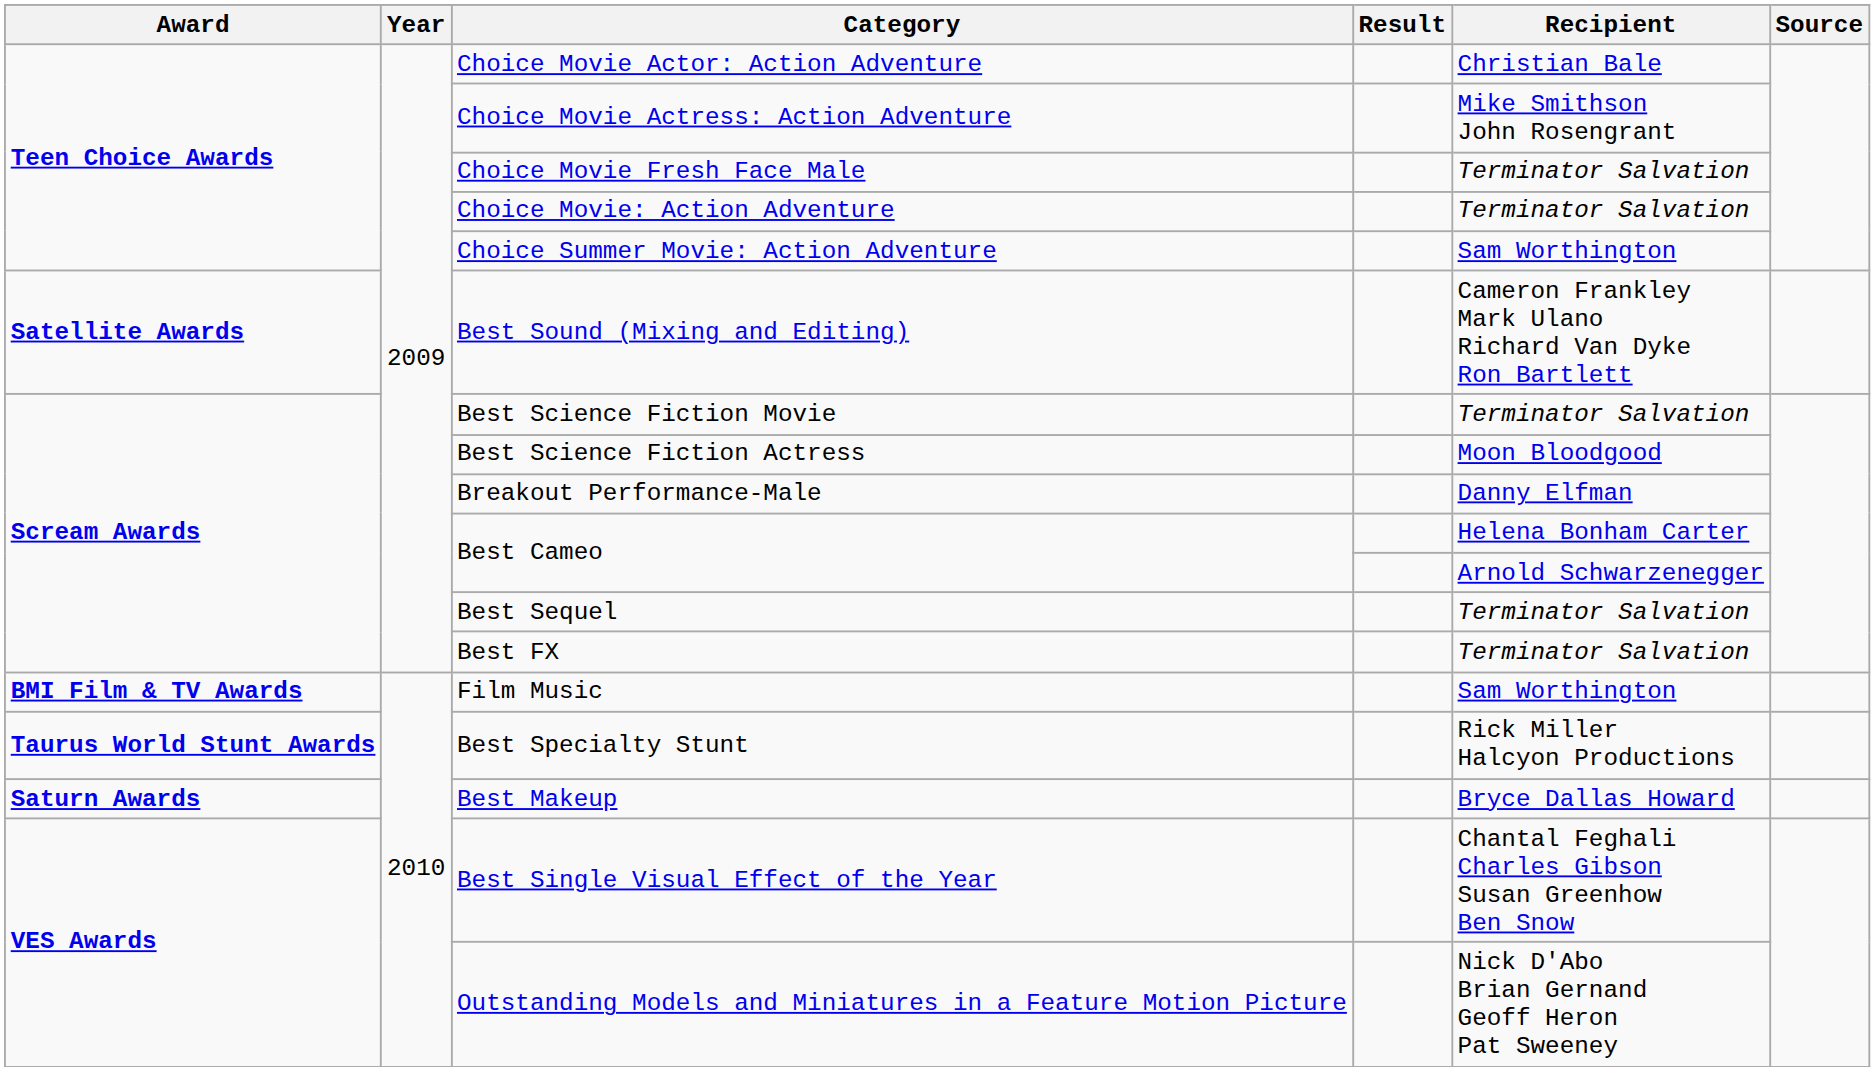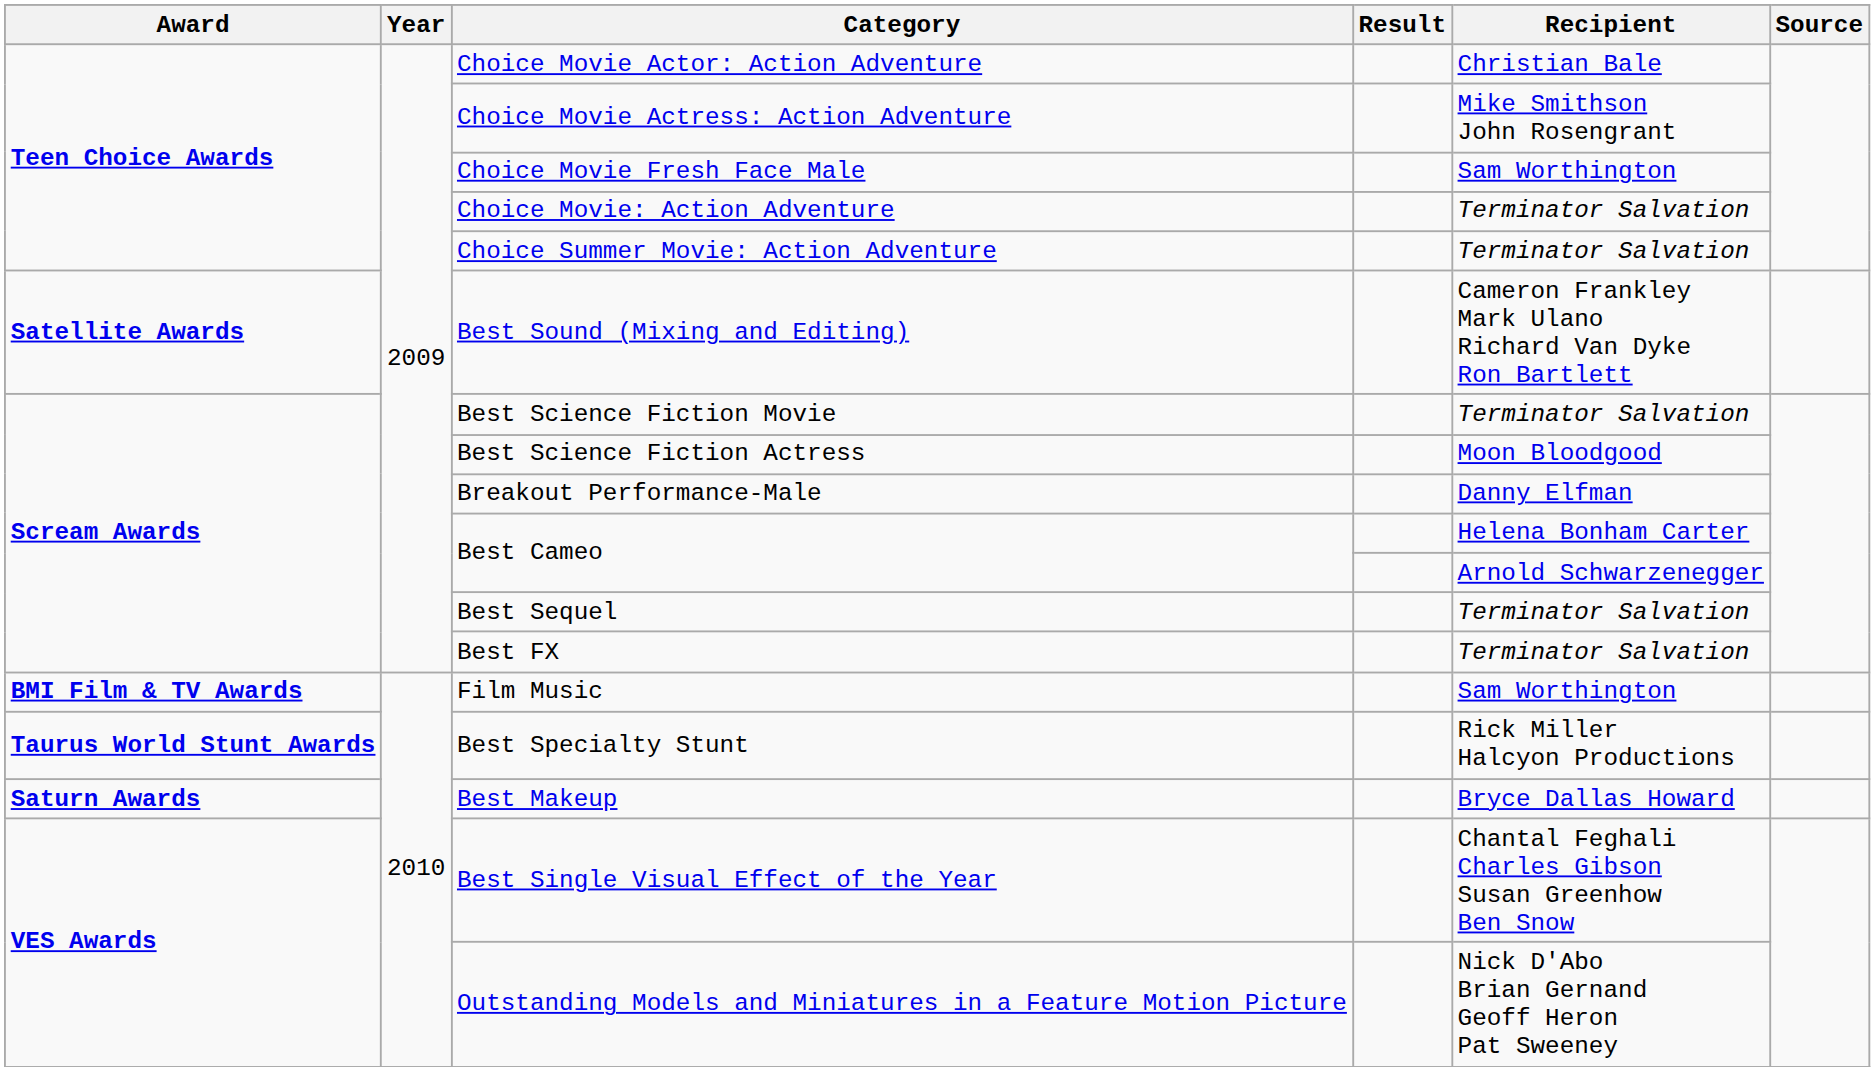(1603, 172) Terminator Salvation -> (1567, 172) Sam Worthington
(1567, 251) Sam Worthington -> (1603, 251) Terminator Salvation
